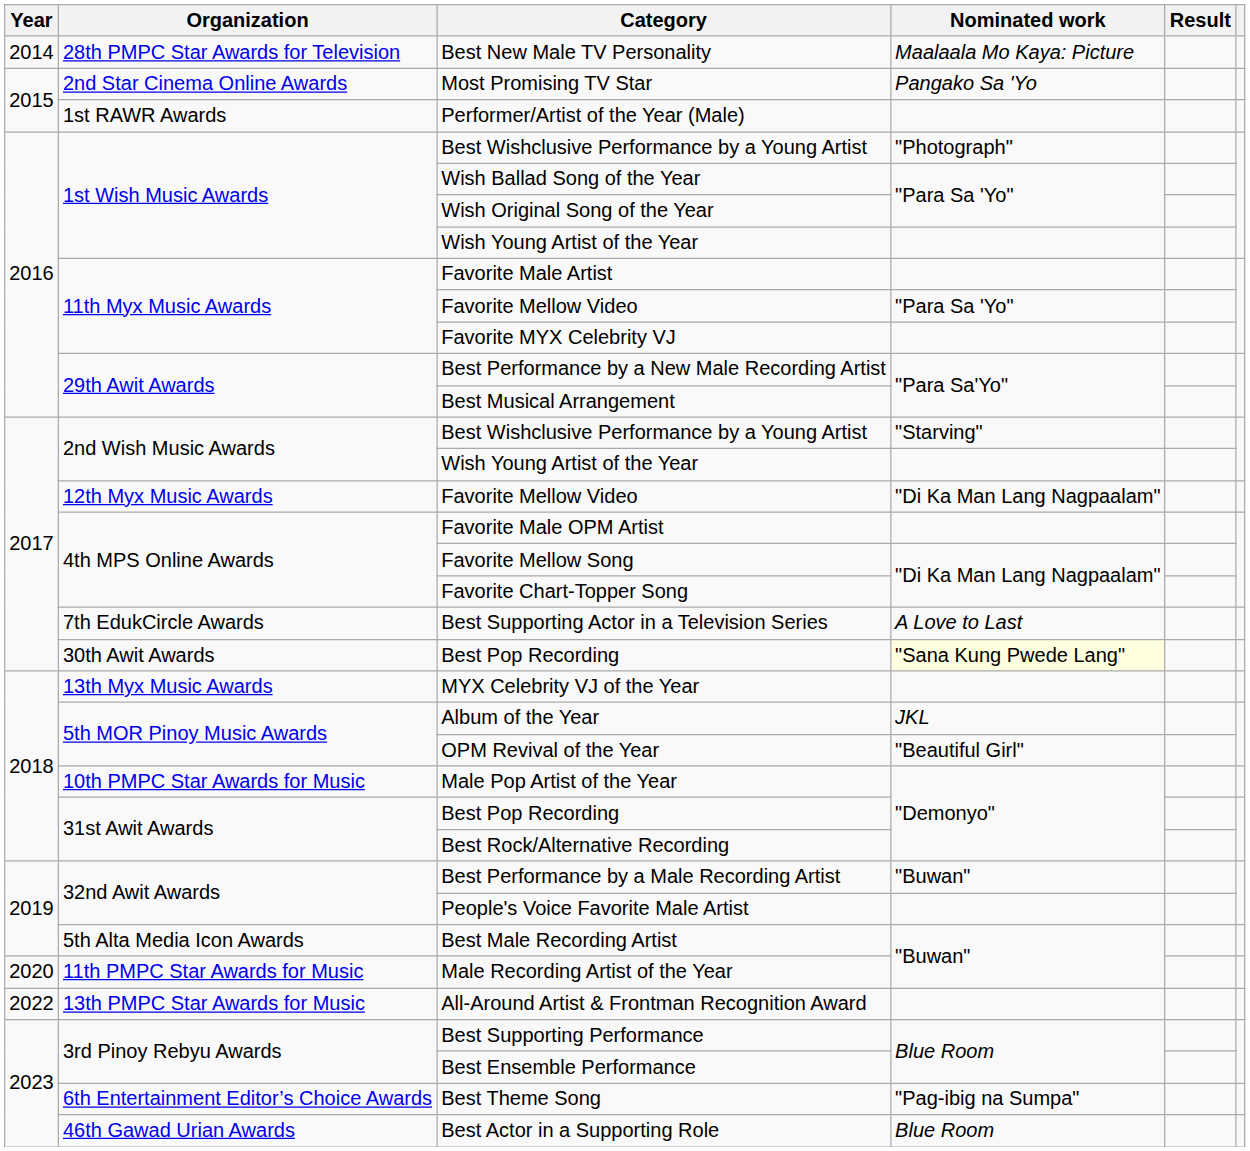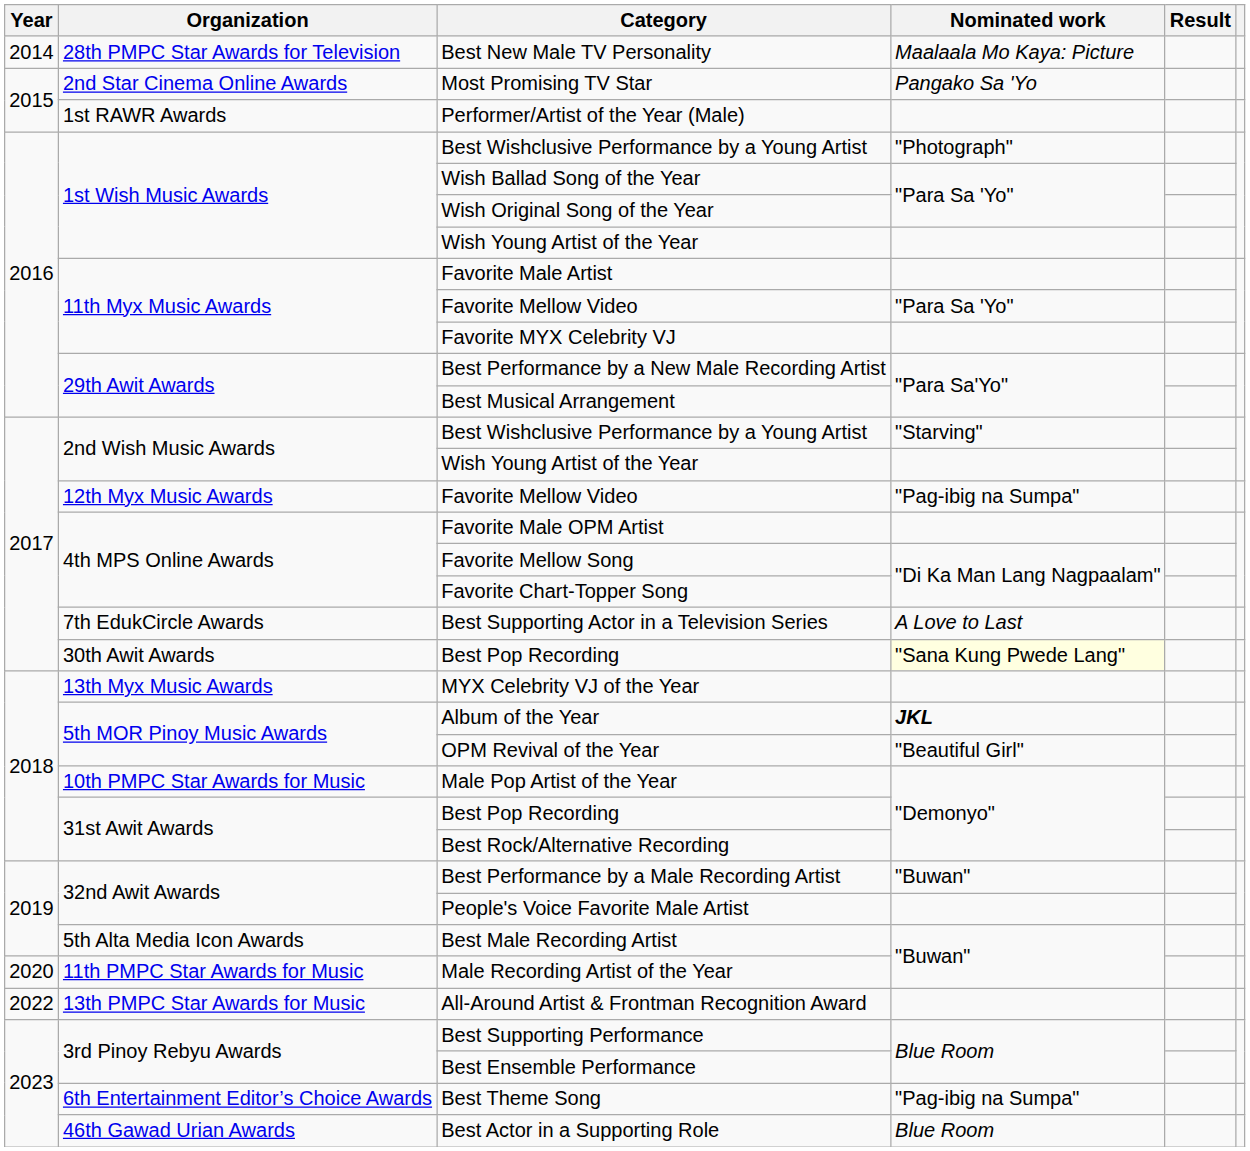(1028, 496) "Di Ka Man Lang Nagpaalam" -> (987, 496) "Pag-ibig na Sumpa"
(912, 718) normal -> (914, 718) bold
